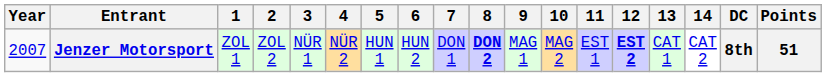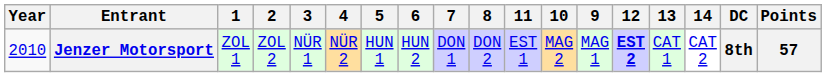columns swapped: (523, 17) <-> (595, 17)
(27, 50) 2007 -> (27, 50) 2010
(487, 50) bold -> (487, 50) normal
(789, 50) 51 -> (789, 50) 57
